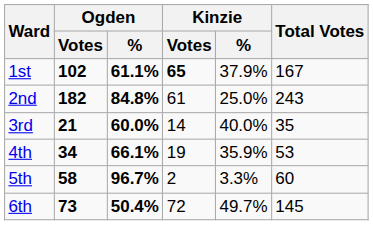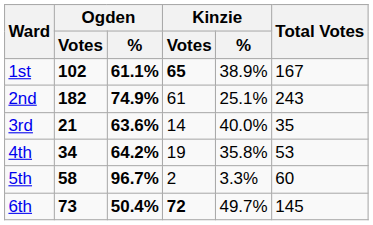(243, 71) 37.9% -> (243, 71) 38.9%
(135, 98) 84.8% -> (135, 98) 74.9%
(243, 98) 25.0% -> (243, 98) 25.1%
(135, 125) 60.0% -> (135, 125) 63.6%
(135, 152) 66.1% -> (135, 152) 64.2%
(243, 152) 35.9% -> (243, 152) 35.8%
(176, 206) normal -> (176, 206) bold
